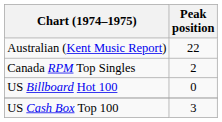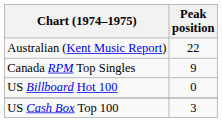(193, 68) 2 -> (193, 68) 9
